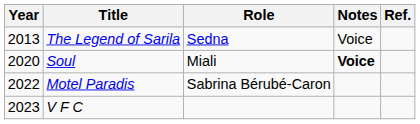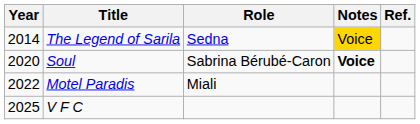(24, 38) 2013 -> (24, 38) 2014
(355, 38) no background -> (355, 38) gold background
(202, 61) Miali -> (259, 61) Sabrina Bérubé-Caron
(259, 84) Sabrina Bérubé-Caron -> (202, 84) Miali
(24, 107) 2023 -> (24, 107) 2025
